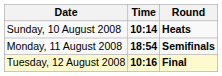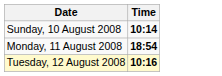- column: (189, 12)
